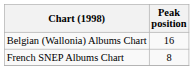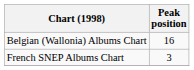(169, 57) 8 -> (169, 57) 3
